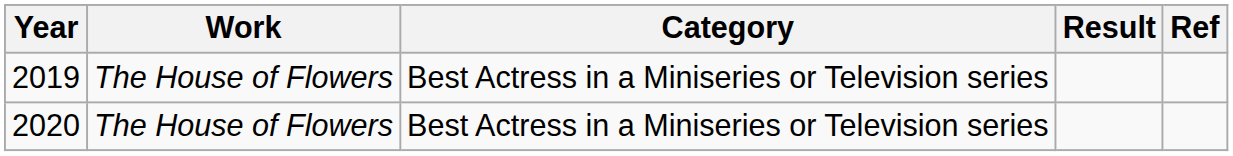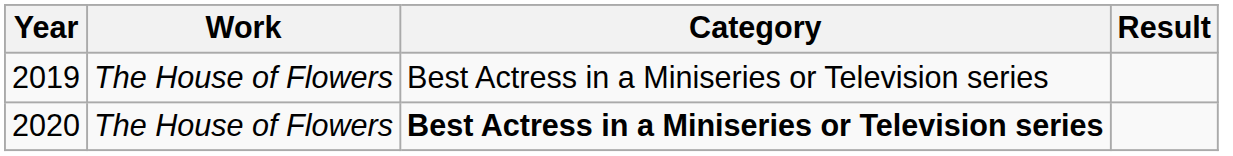- column: (1195, 28)
(728, 125) normal -> (755, 125) bold
